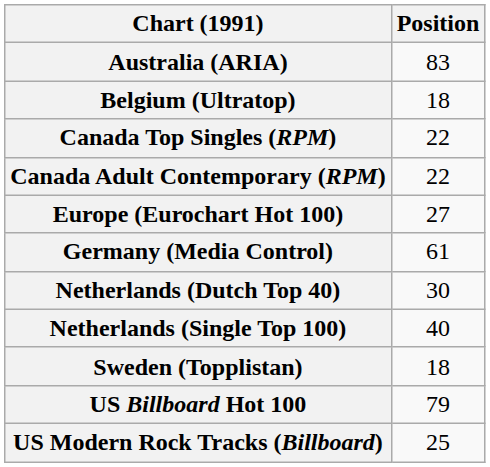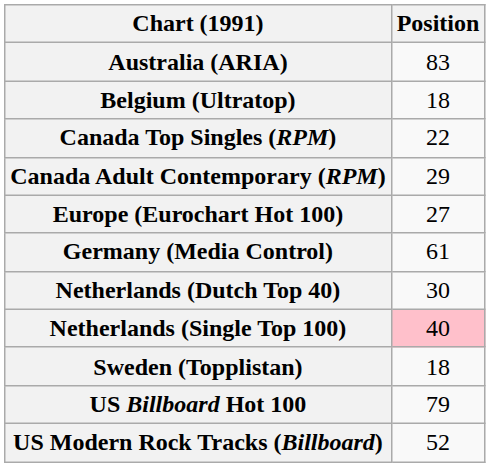(438, 175) 22 -> (438, 175) 29
(438, 328) no background -> (438, 328) pink background
(438, 442) 25 -> (438, 442) 52
